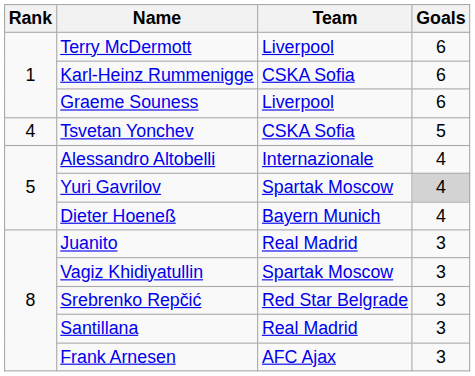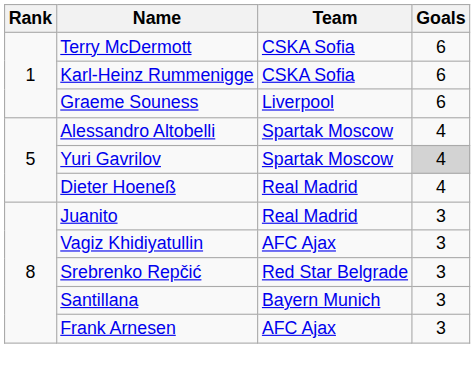(298, 46) Liverpool -> (308, 46) CSKA Sofia
- row: (127, 131)
(318, 159) Internazionale -> (328, 131) Spartak Moscow
(321, 215) Bayern Munich -> (310, 187) Real Madrid
(328, 272) Spartak Moscow -> (299, 243) AFC Ajax
(310, 328) Real Madrid -> (321, 300) Bayern Munich
